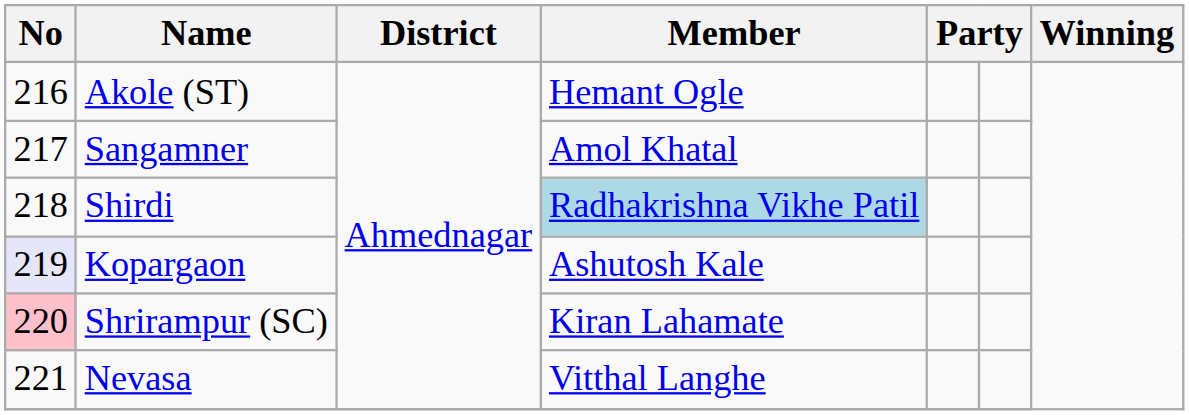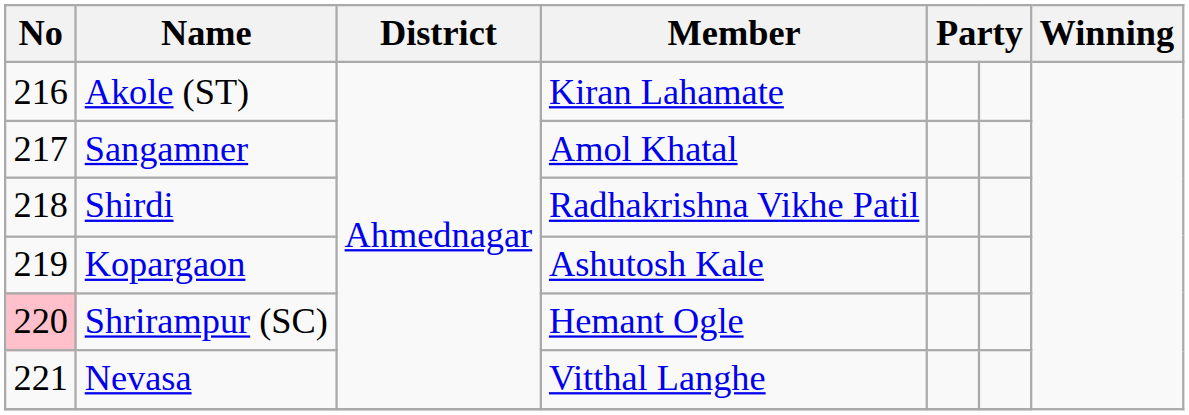(646, 90) Hemant Ogle -> (666, 90) Kiran Lahamate
(734, 206) lightblue background -> (734, 206) no background
(41, 263) lavender background -> (41, 263) no background
(666, 321) Kiran Lahamate -> (646, 321) Hemant Ogle
